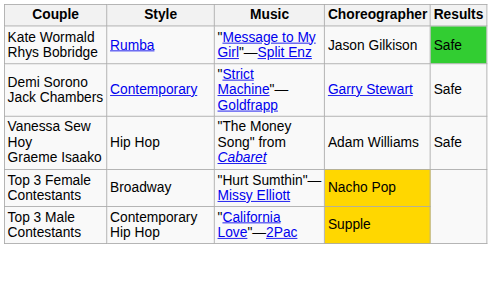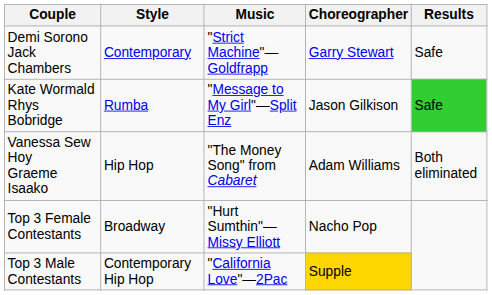rows swapped: (53, 44) <-> (55, 90)
(448, 142) Safe -> (446, 166) Both eliminated
(362, 187) gold background -> (343, 226) no background
